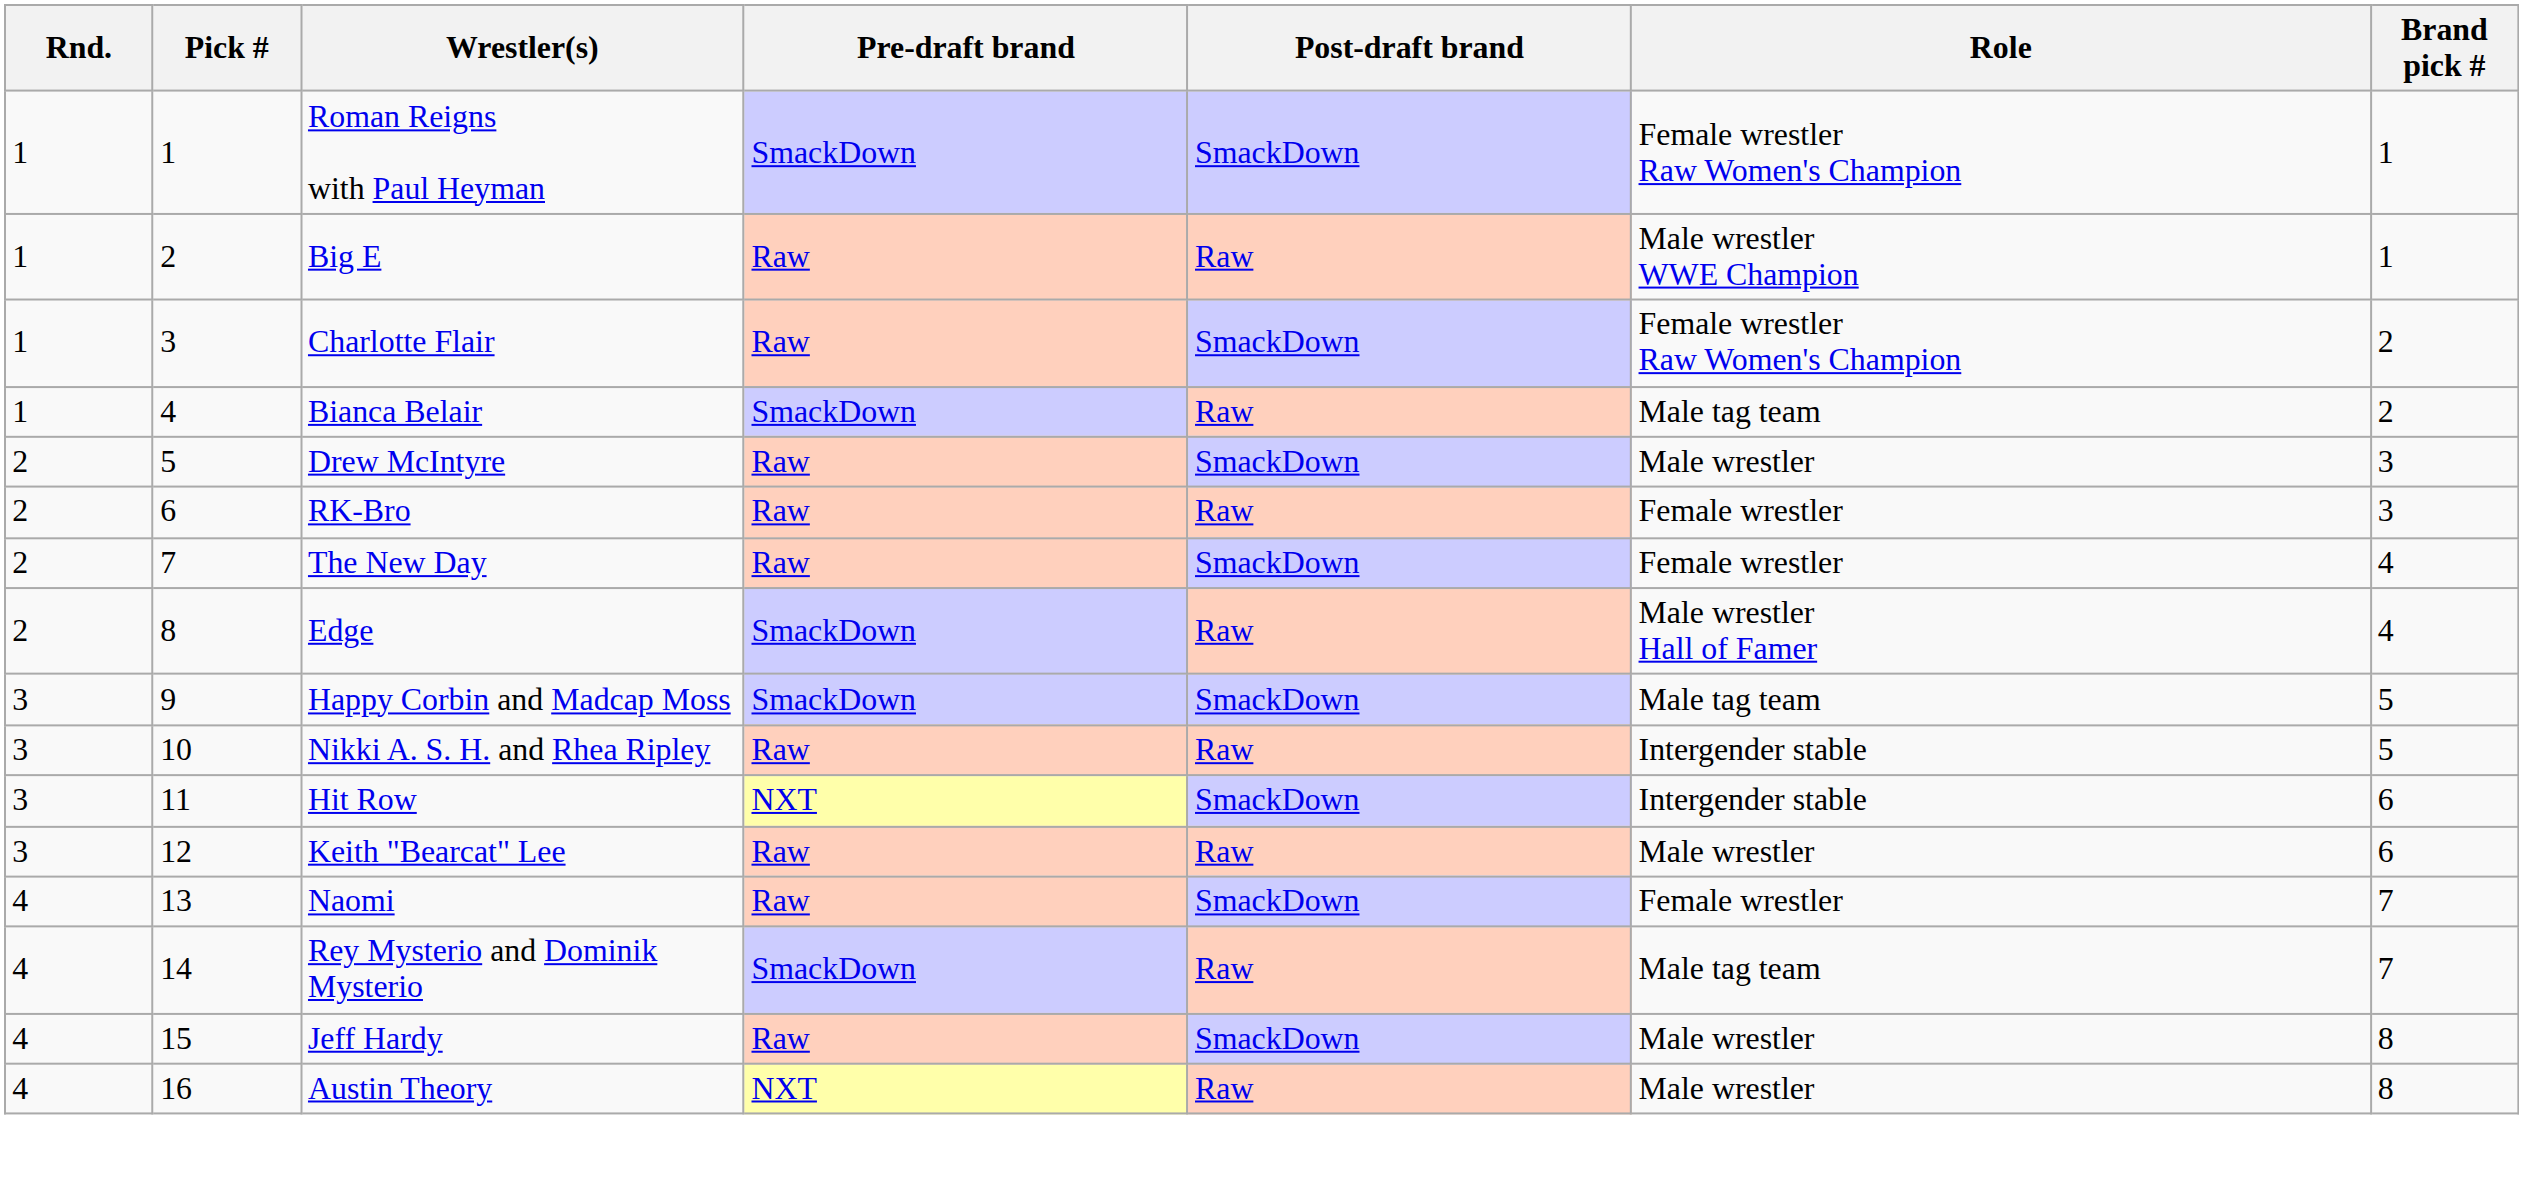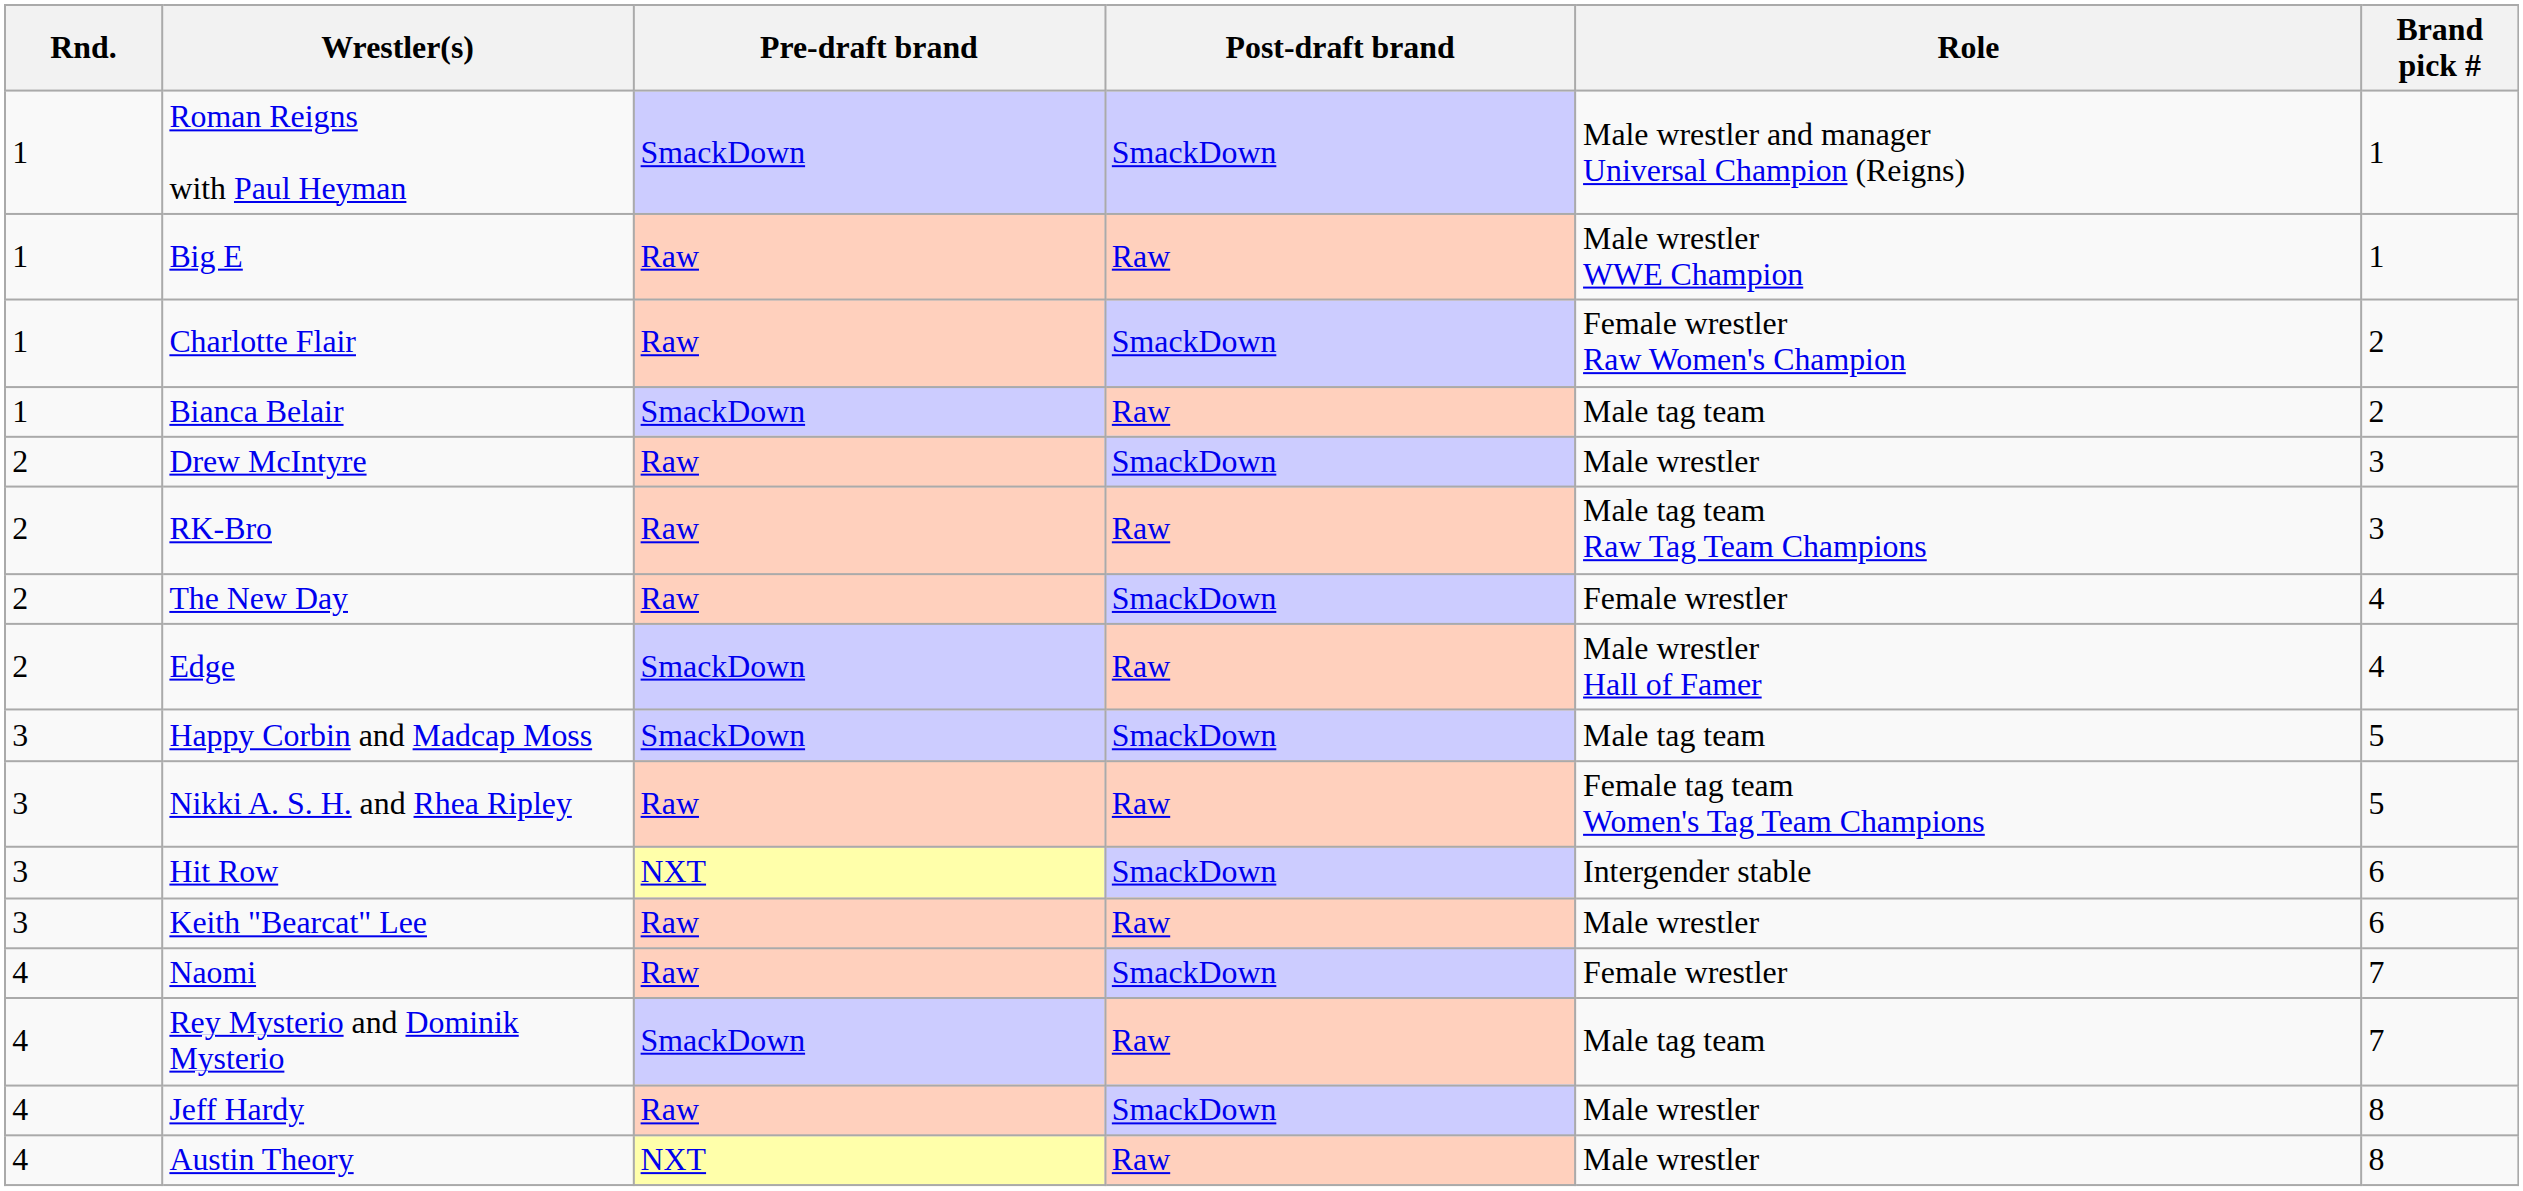- column: (227, 47)
(1800, 151) Female wrestler Raw Women's Champion -> (1774, 151) Male wrestler and manager Universal Champion (Reigns)
(1741, 511) Female wrestler -> (1755, 529) Male tag team Raw Tag Team Champions
(1753, 749) Intergender stable -> (1784, 803) Female tag team Women's Tag Team Champions
